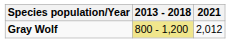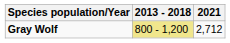(209, 29) 2,012 -> (209, 29) 2,712
